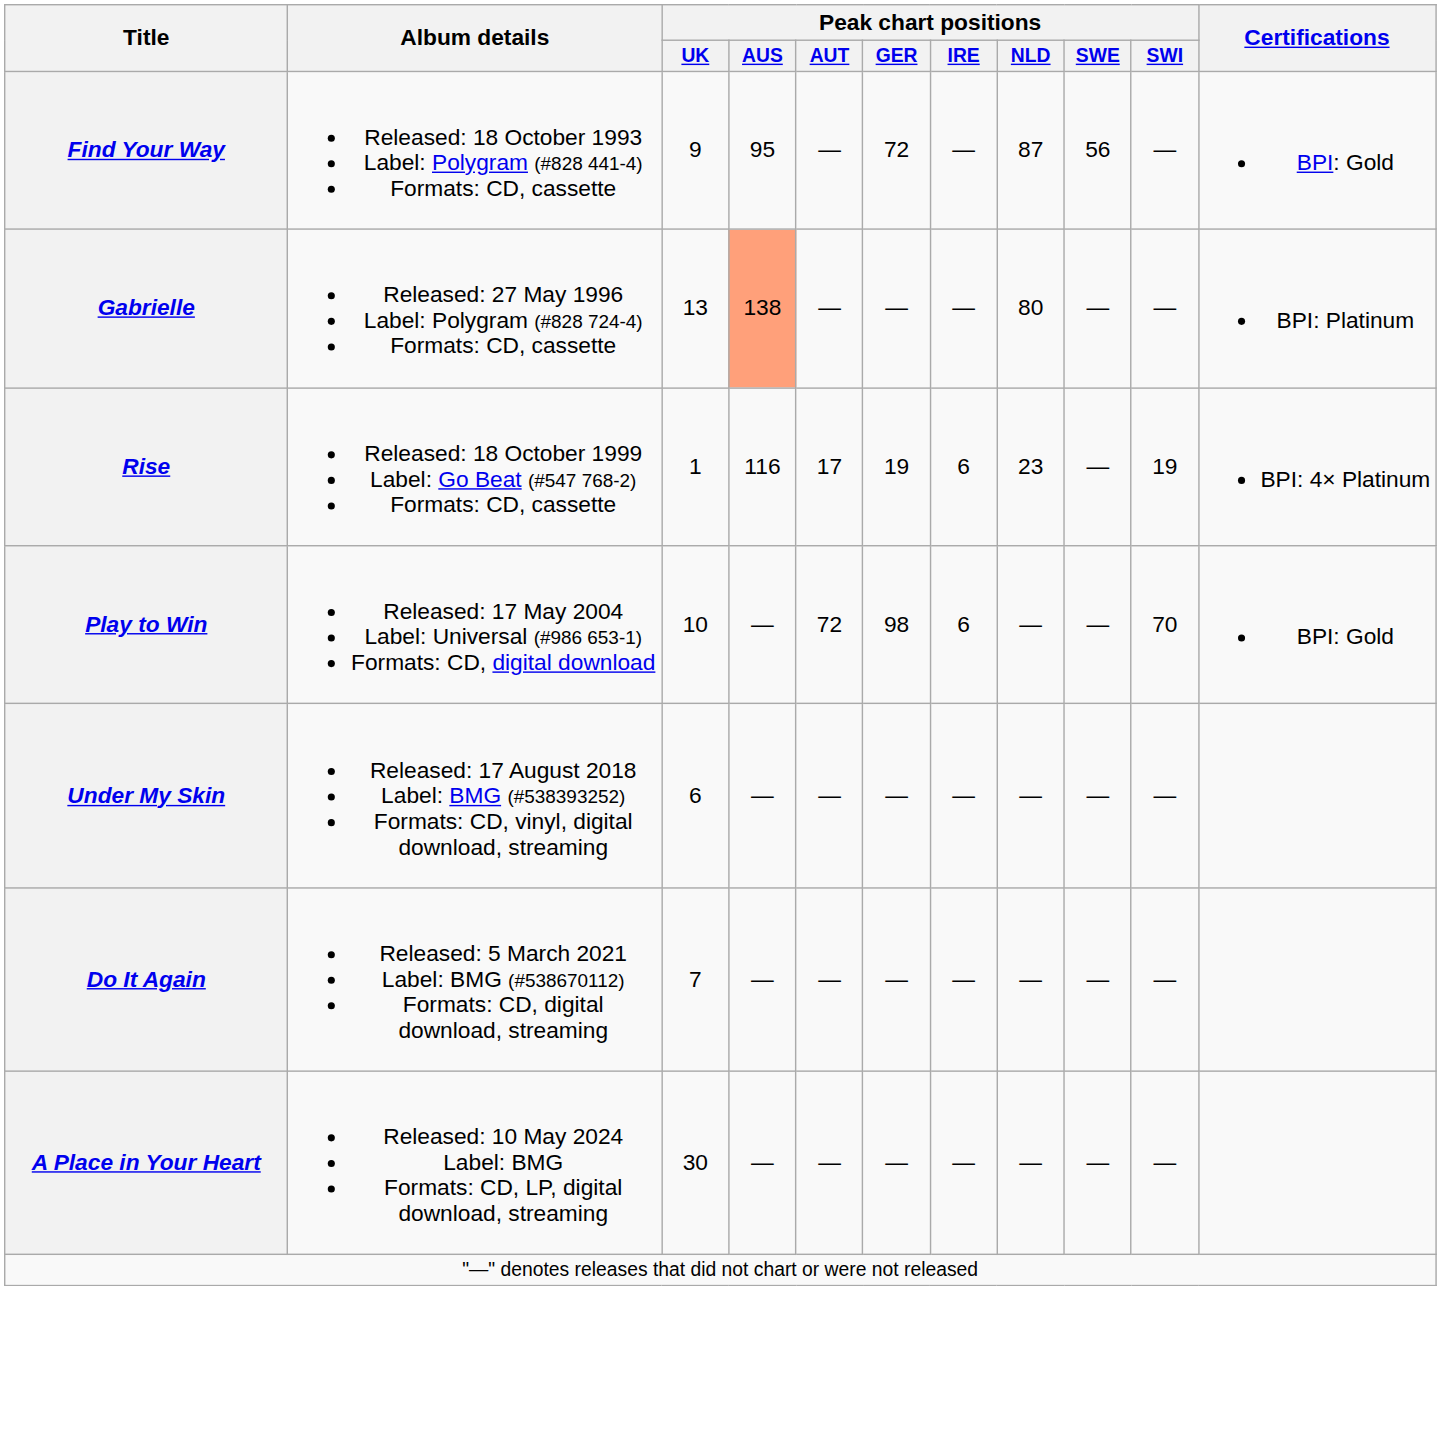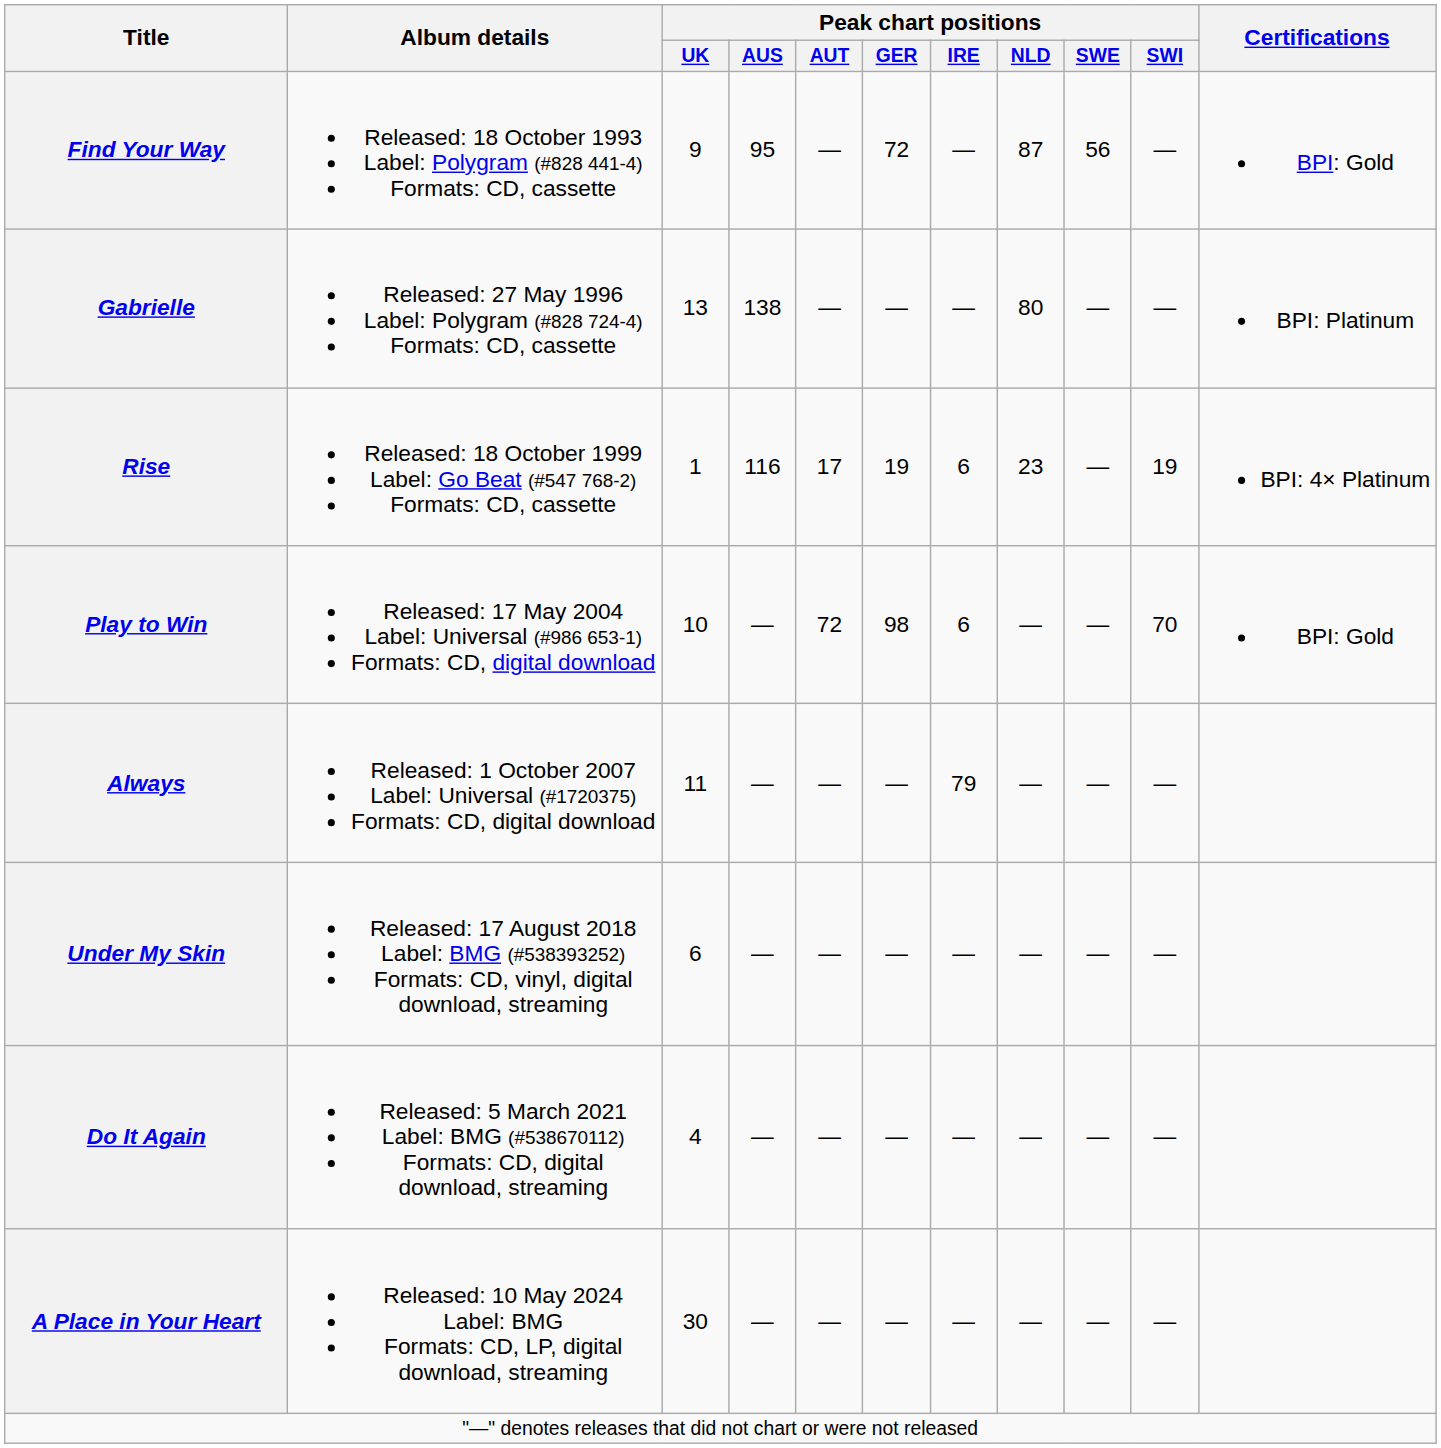(762, 308) lightsalmon background -> (762, 308) no background
+ row: (146, 782)
(695, 979) 7 -> (695, 1137) 4
